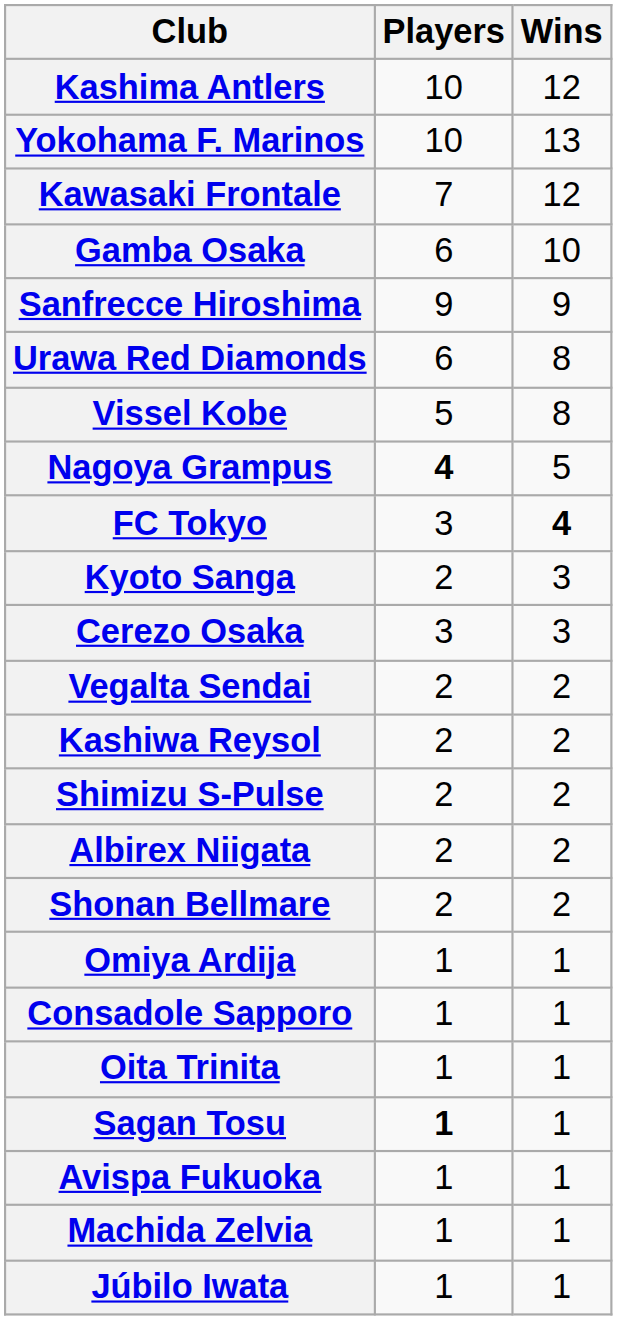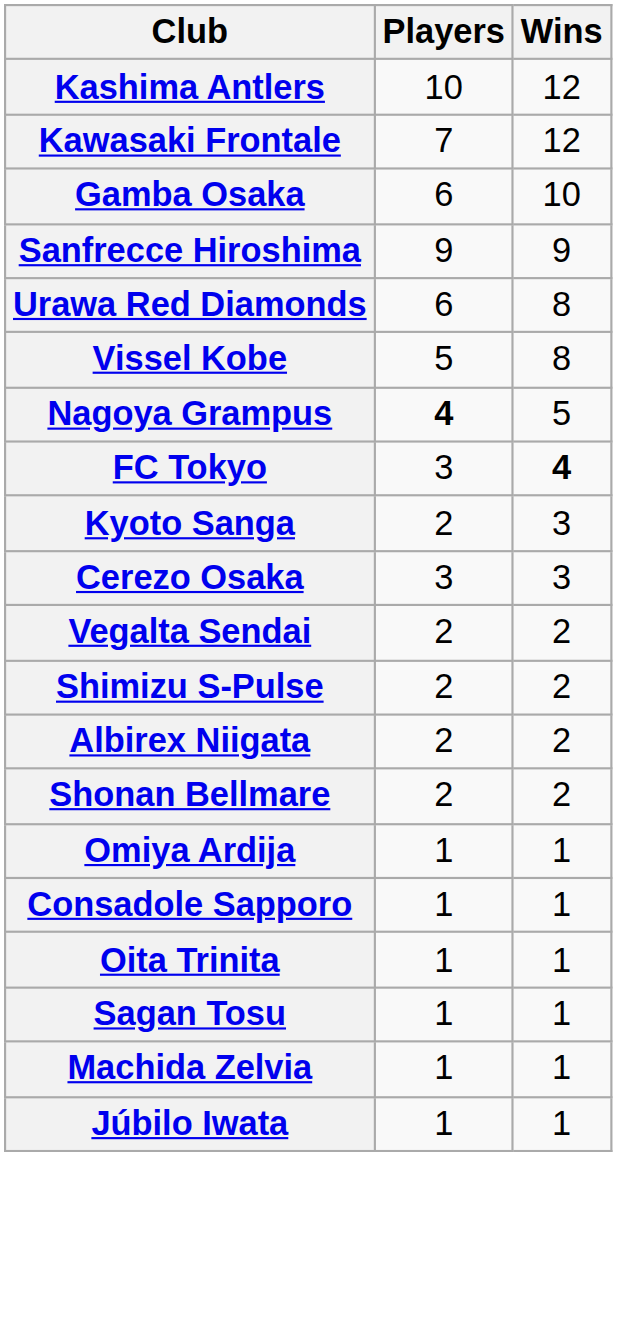- row: (190, 140)
- row: (190, 741)
(444, 1122) bold -> (444, 1013) normal
- row: (190, 1177)
